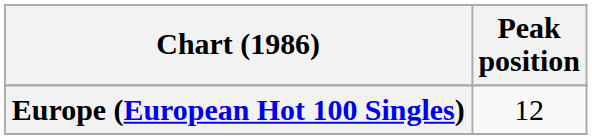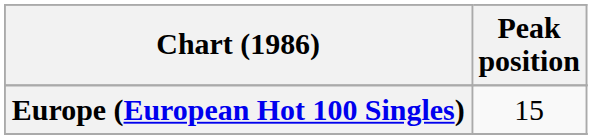(529, 109) 12 -> (529, 109) 15
